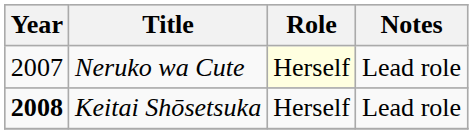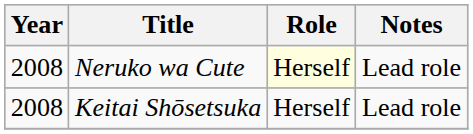(37, 66) 2007 -> (37, 66) 2008
(37, 107) bold -> (37, 107) normal
